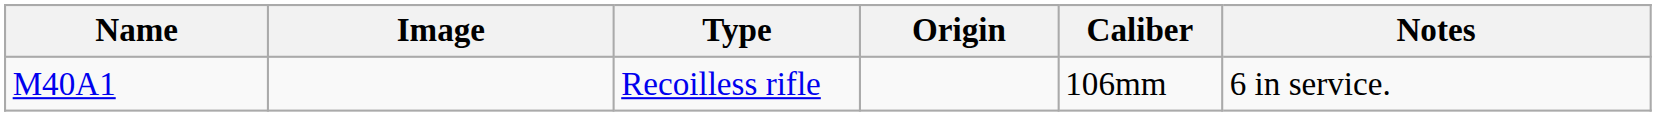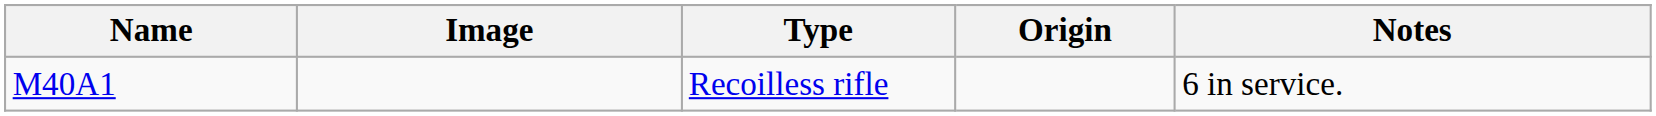- column: (1140, 30)
